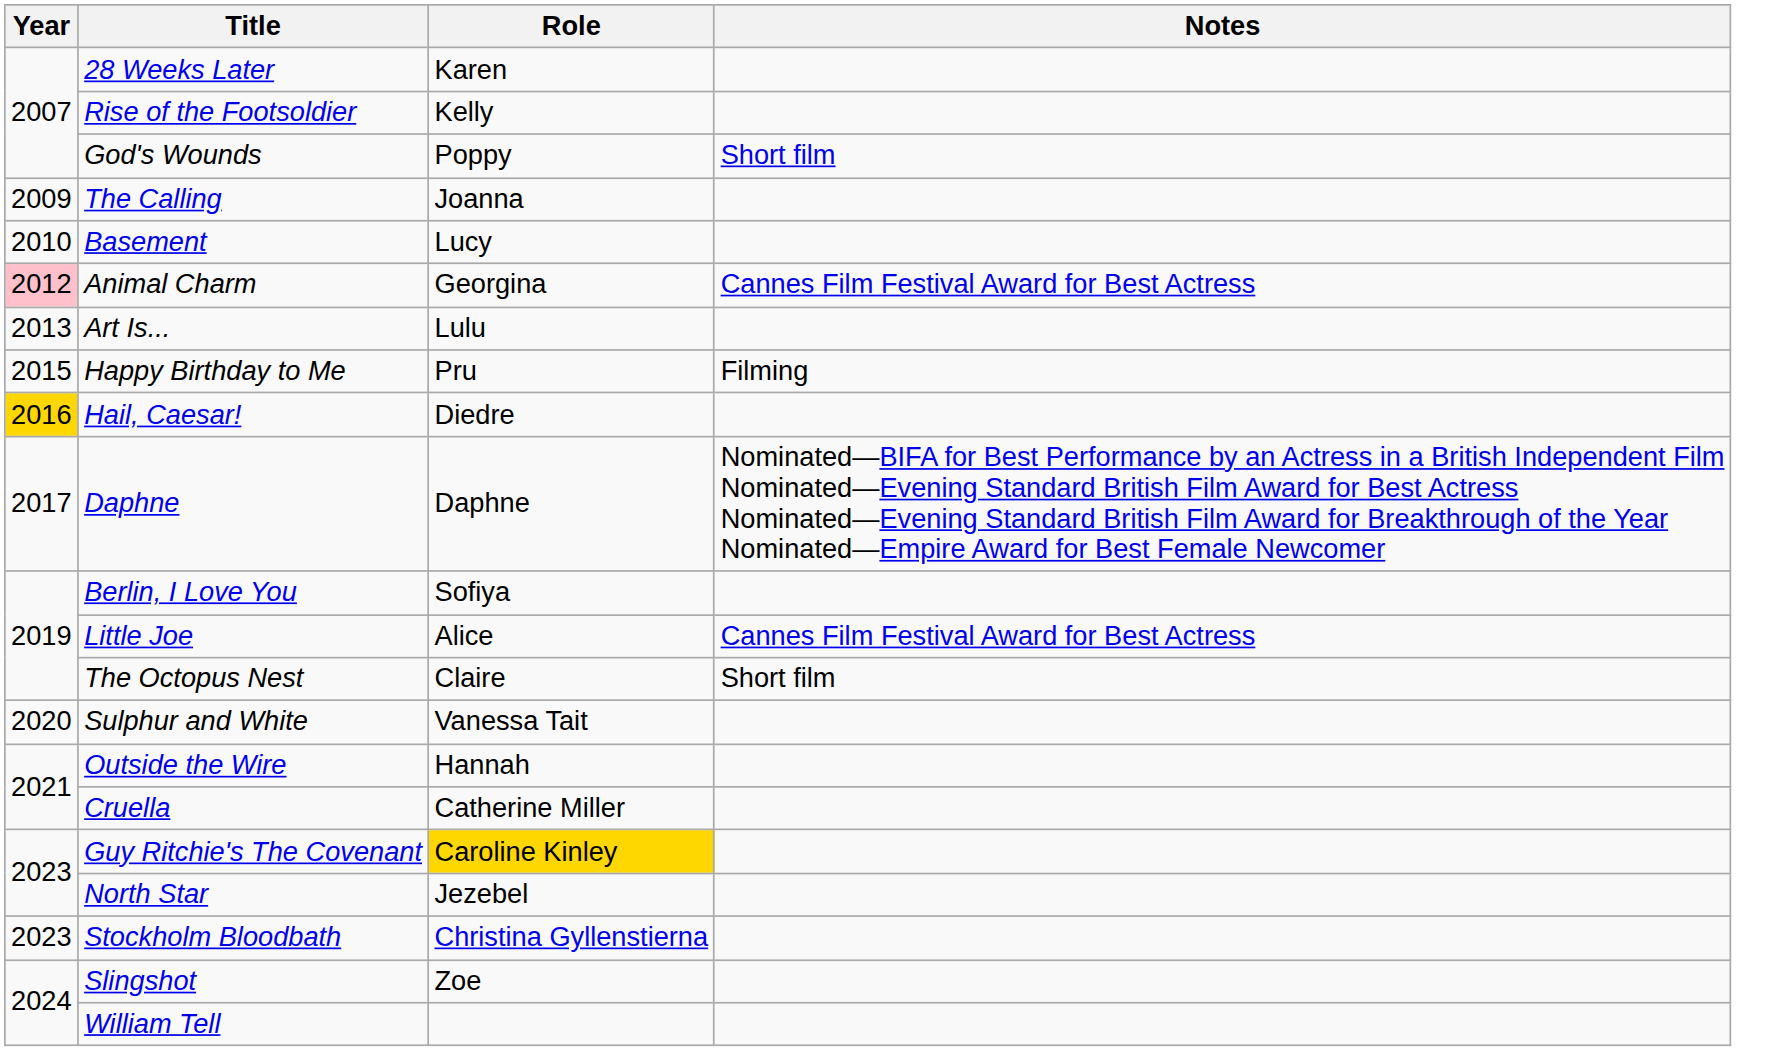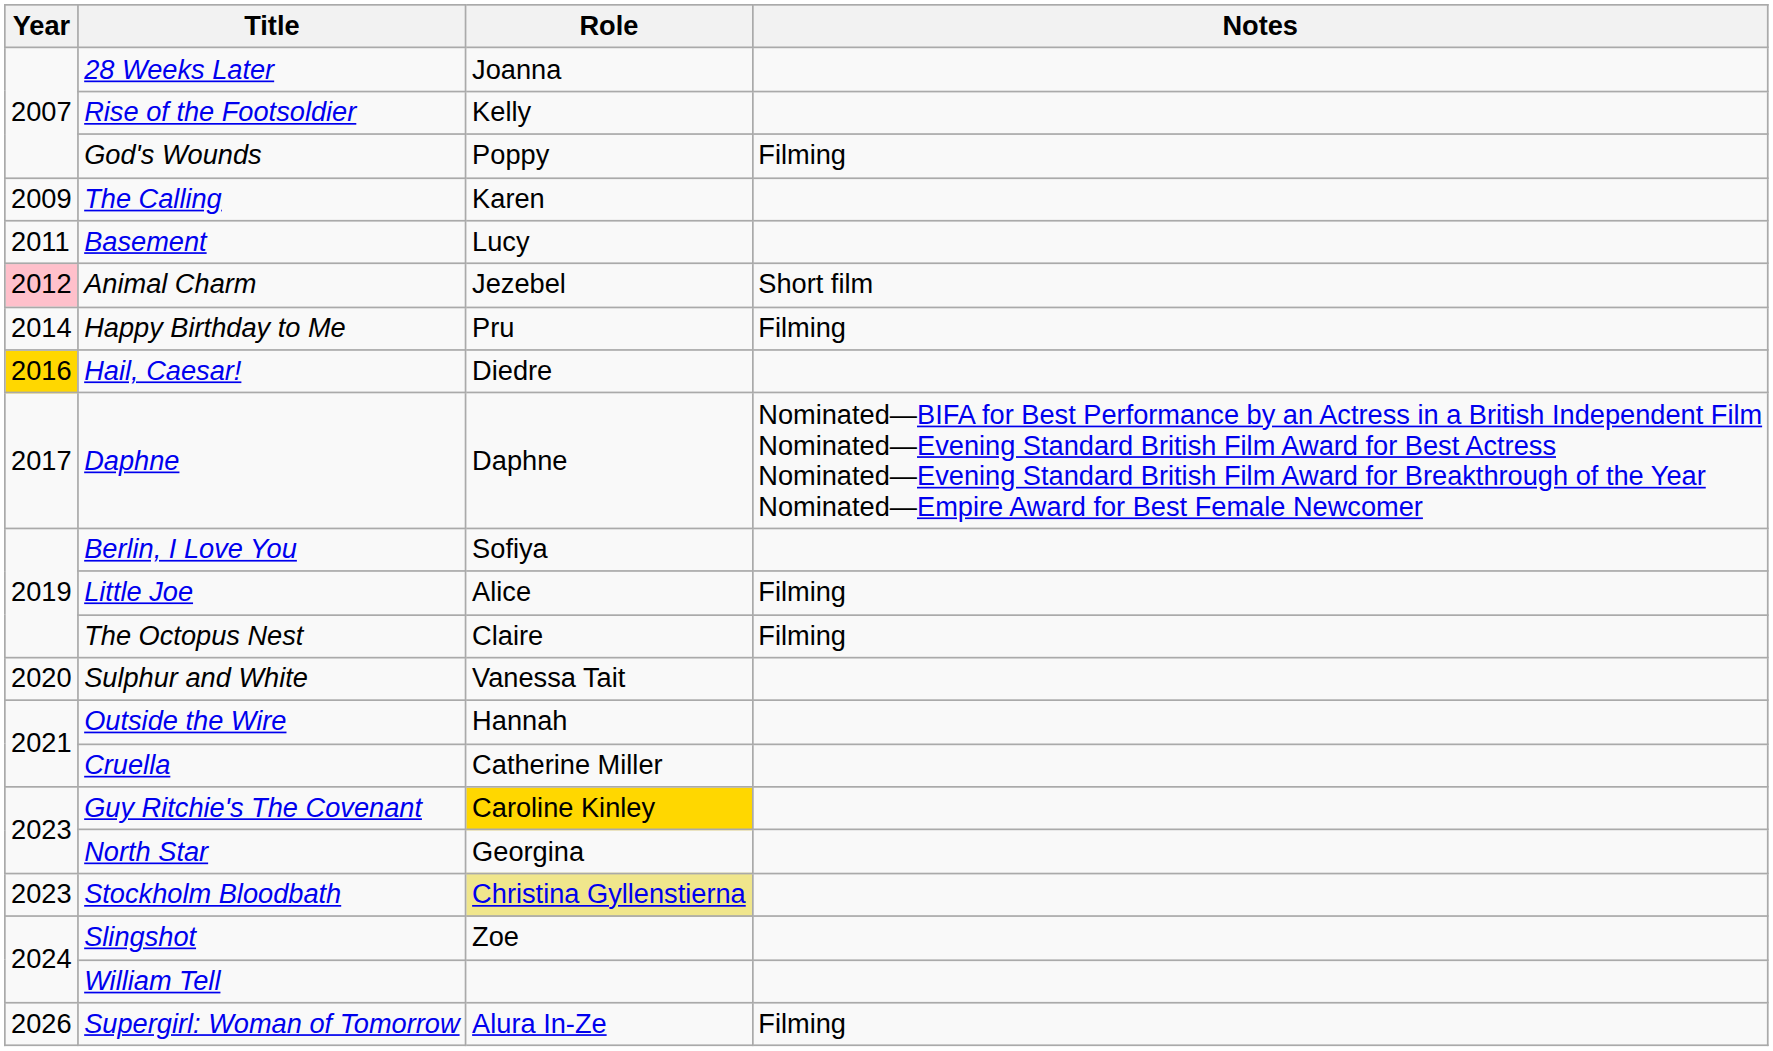(471, 69) Karen -> (517, 69) Joanna
(778, 155) Short film -> (802, 155) Filming
(479, 198) Joanna -> (508, 198) Karen
(41, 241) 2010 -> (40, 241) 2011
(490, 284) Georgina -> (519, 284) Jezebel
(988, 284) Cannes Film Festival Award for Best Actress -> (816, 284) Short film
- row: (127, 328)
(41, 371) 2015 -> (41, 328) 2014
(988, 635) Cannes Film Festival Award for Best Actress -> (802, 592) Filming
(778, 678) Short film -> (802, 635) Filming
(481, 894) Jezebel -> (528, 851) Georgina
(571, 937) no background -> (609, 894) khaki background
+ row: (272, 1023)
